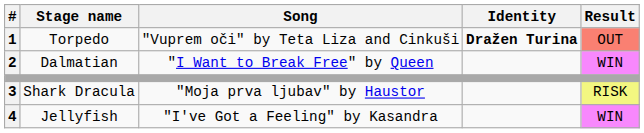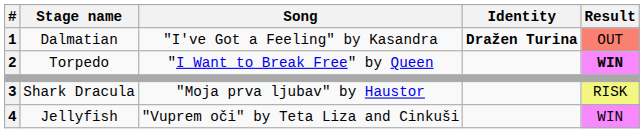(79, 40) Torpedo -> (79, 40) Dalmatian
(300, 40) "Vuprem oči" by Teta Liza and Cinkuši -> (300, 40) "I've Got a Feeling" by Kasandra
(79, 63) Dalmatian -> (79, 63) Torpedo
(610, 63) normal -> (610, 63) bold
(300, 116) "I've Got a Feeling" by Kasandra -> (300, 116) "Vuprem oči" by Teta Liza and Cinkuši
